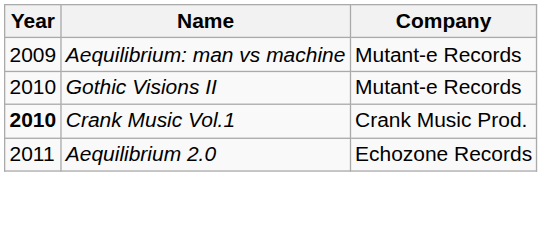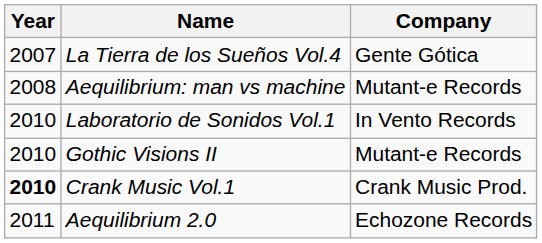+ row: (203, 54)
(33, 54) 2009 -> (33, 87) 2008
+ row: (201, 120)
